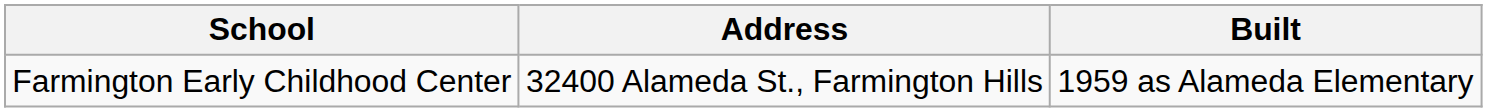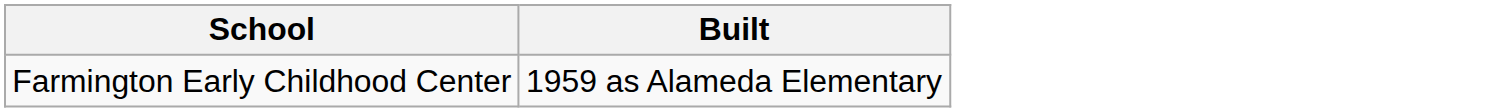- column: (784, 29)
